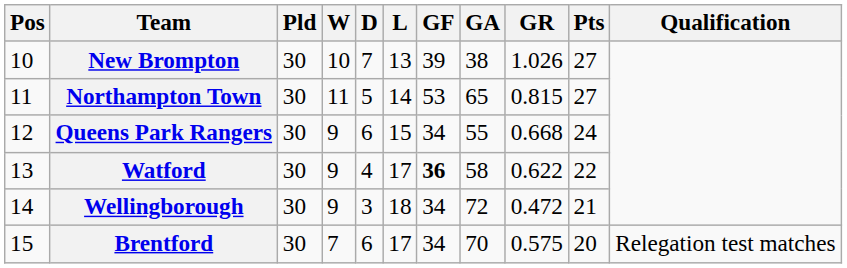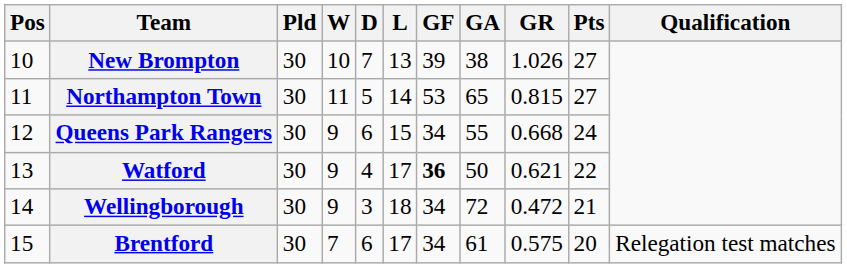(477, 170) 58 -> (477, 170) 50
(537, 170) 0.622 -> (537, 170) 0.621
(477, 243) 70 -> (477, 243) 61
